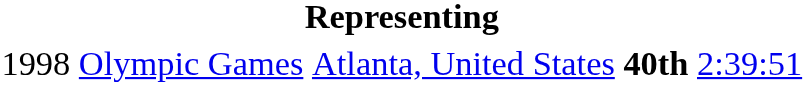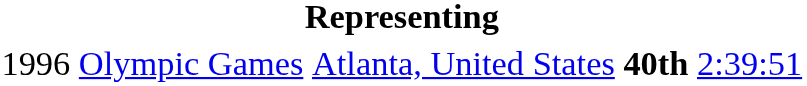(36, 63) 1998 -> (36, 63) 1996
